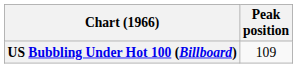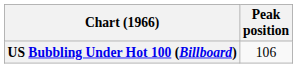(266, 52) 109 -> (266, 52) 106
